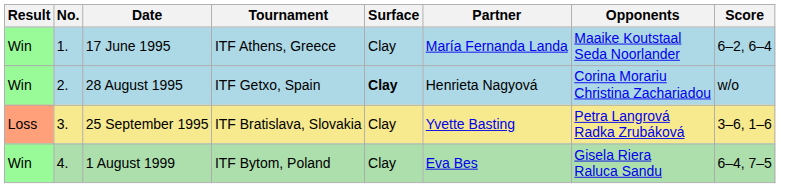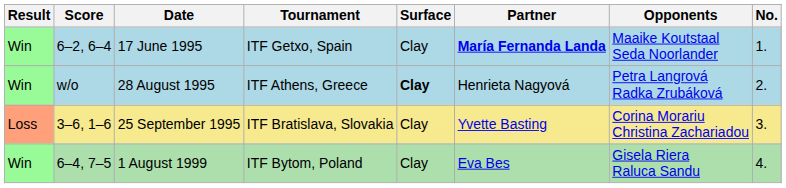columns swapped: (68, 15) <-> (745, 15)
(275, 46) ITF Athens, Greece -> (300, 46) ITF Getxo, Spain
(497, 46) normal -> (532, 46) bold
(268, 84) ITF Getxo, Spain -> (307, 84) ITF Athens, Greece
(643, 84) Corina Morariu Christina Zachariadou -> (667, 84) Petra Langrová Radka Zrubáková
(629, 123) Petra Langrová Radka Zrubáková -> (681, 123) Corina Morariu Christina Zachariadou
